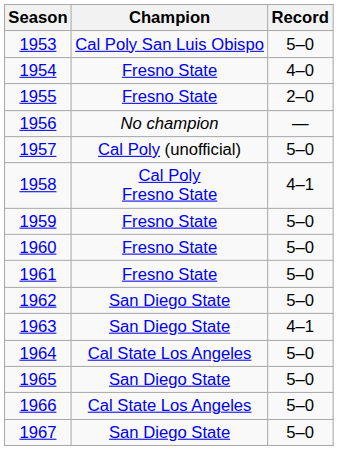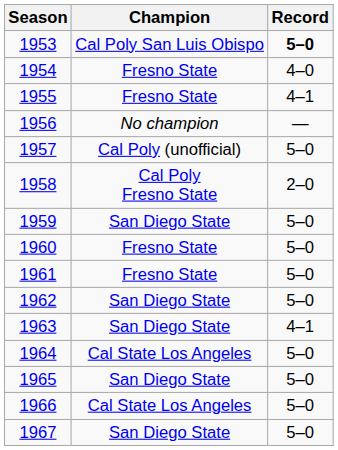(300, 44) normal -> (300, 44) bold
(300, 96) 2–0 -> (300, 96) 4–1
(300, 185) 4–1 -> (300, 185) 2–0
(170, 221) Fresno State -> (170, 221) San Diego State
